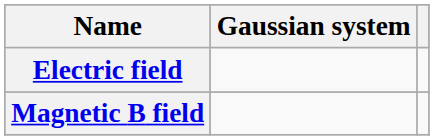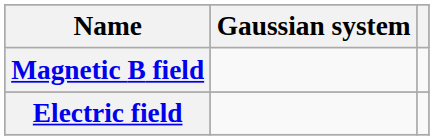rows swapped: (108, 69) <-> (108, 112)
